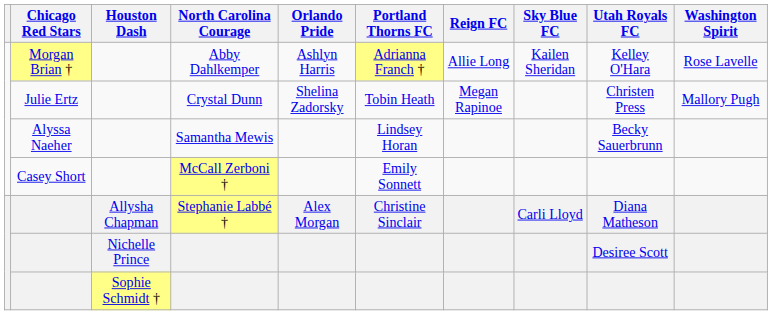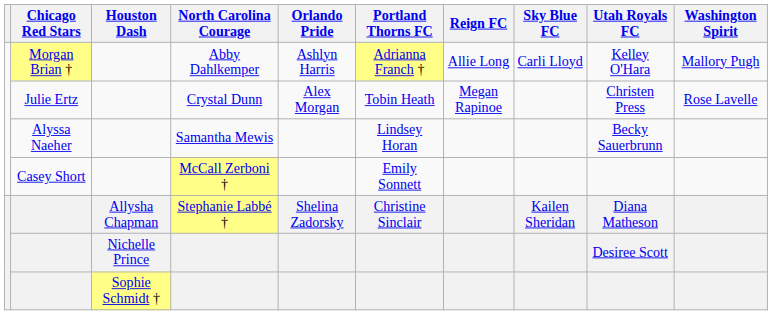(550, 61) Kailen Sheridan -> (550, 61) Carli Lloyd
(721, 61) Rose Lavelle -> (721, 61) Mallory Pugh
(317, 99) Shelina Zadorsky -> (317, 99) Alex Morgan
(721, 99) Mallory Pugh -> (721, 99) Rose Lavelle
(317, 214) Alex Morgan -> (317, 214) Shelina Zadorsky
(550, 214) Carli Lloyd -> (550, 214) Kailen Sheridan
